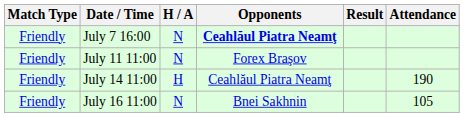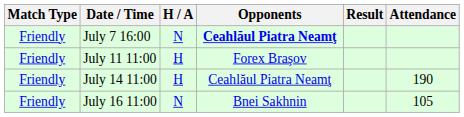(178, 58) N -> (178, 58) H
